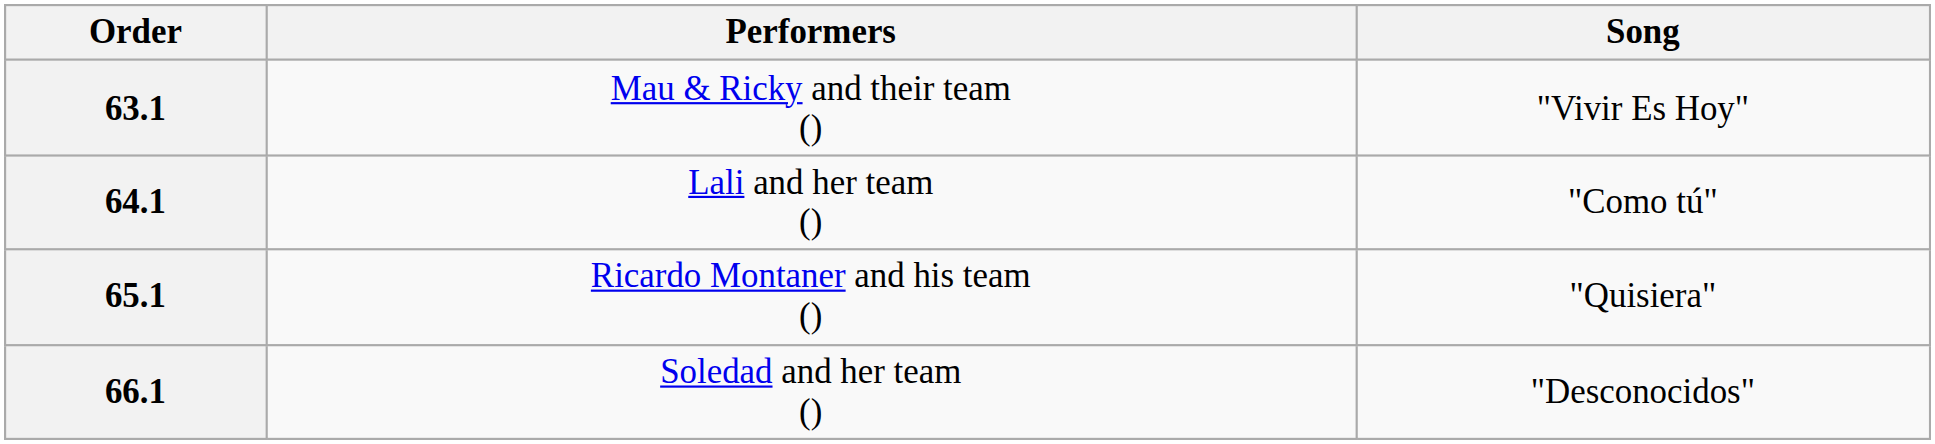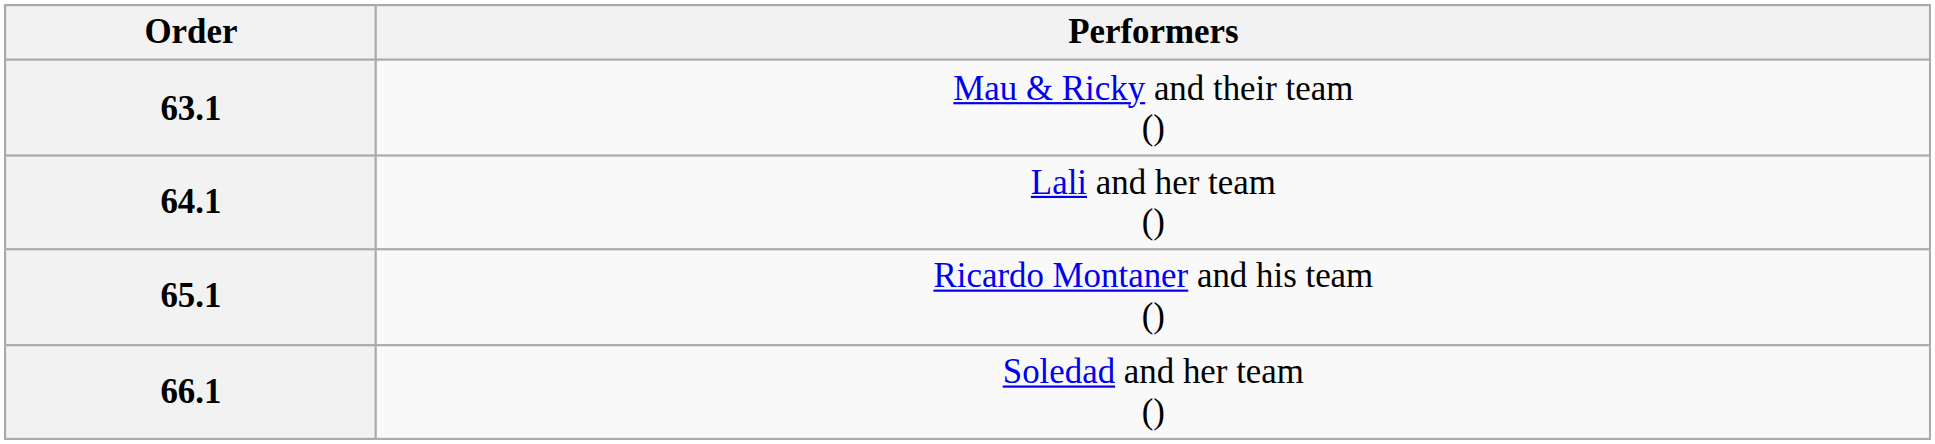- column: (1643, 32)
